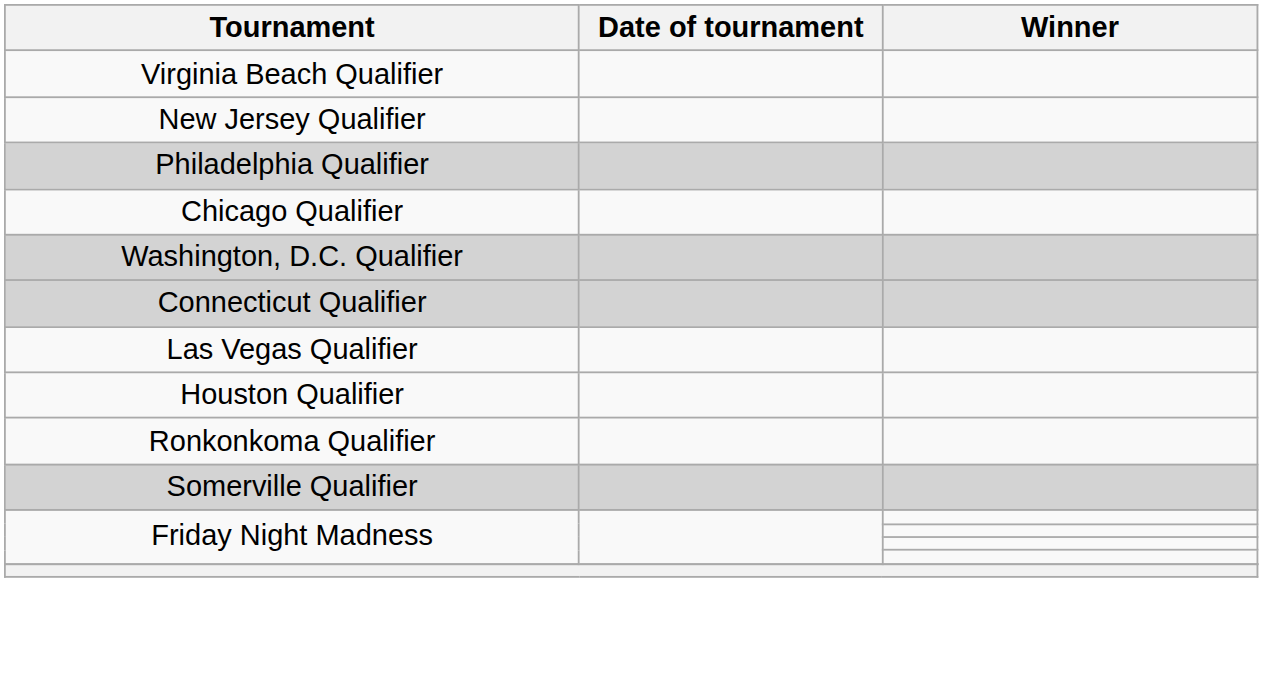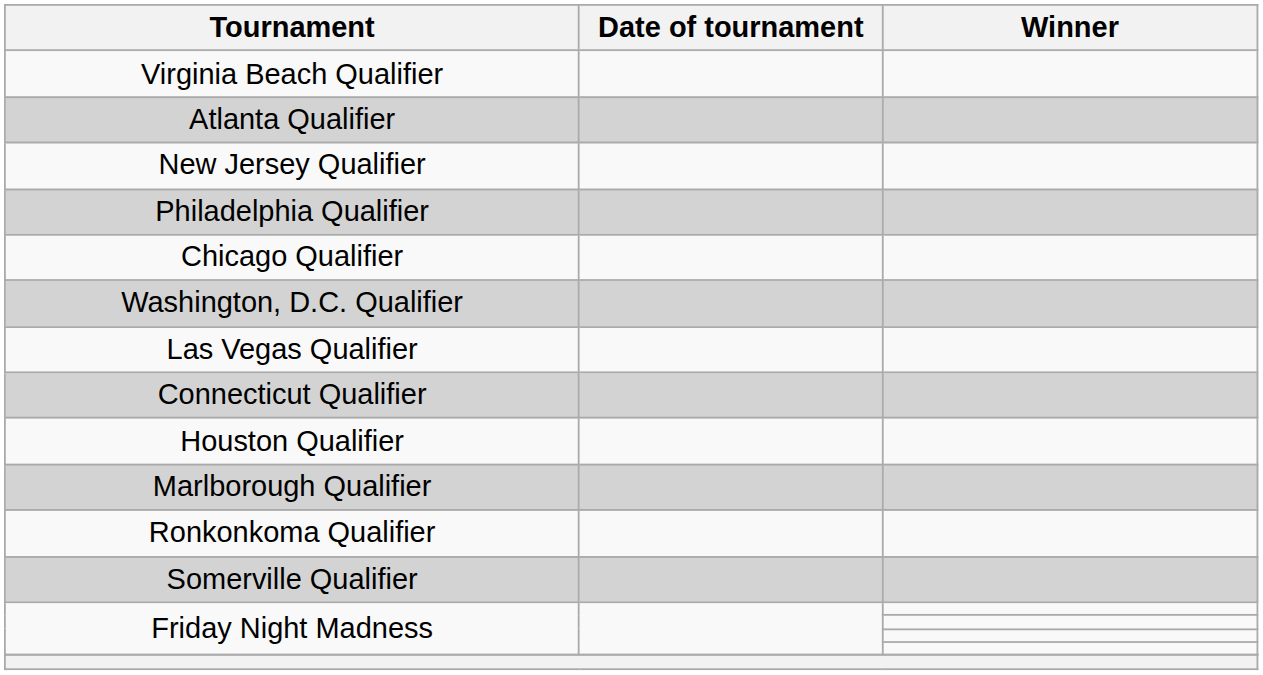+ row: (292, 119)
rows swapped: (292, 348) <-> (292, 303)
+ row: (292, 486)
